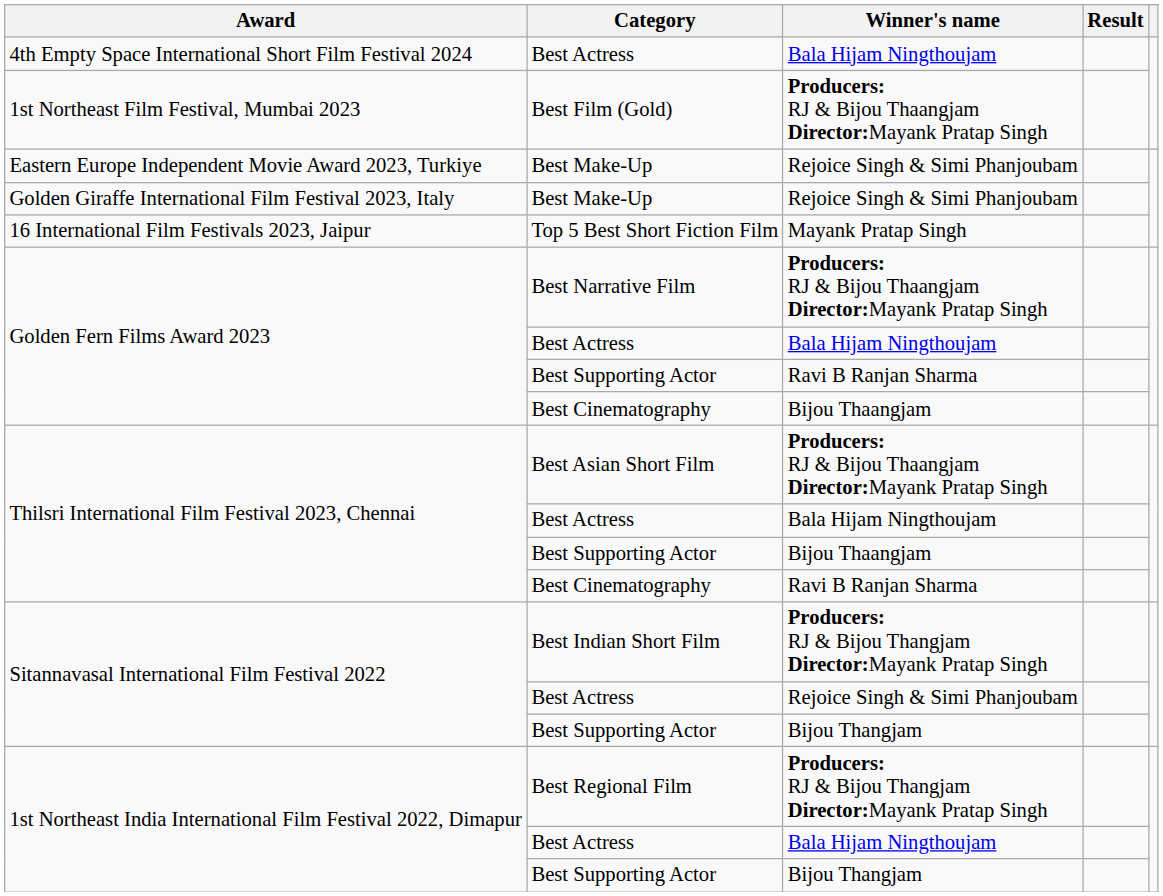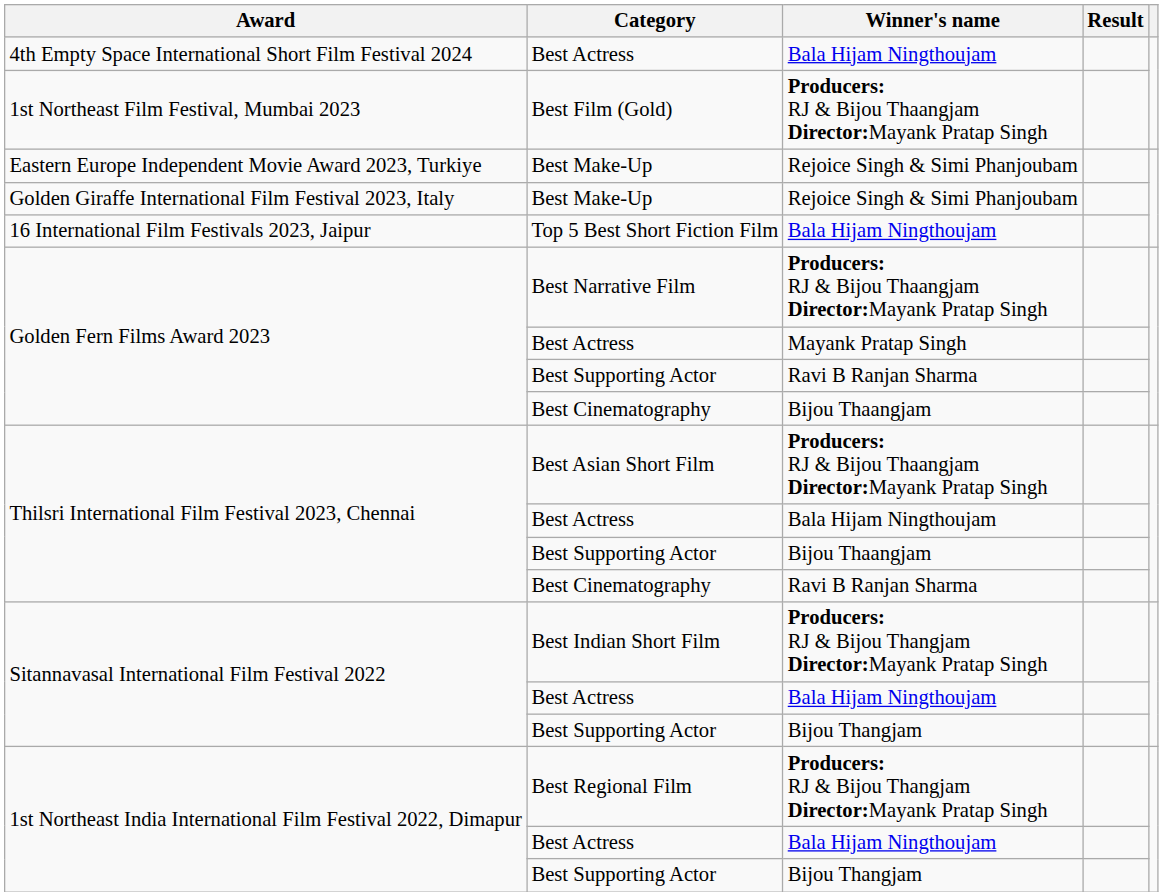(877, 230) Mayank Pratap Singh -> (892, 230) Bala Hijam Ningthoujam
(892, 342) Bala Hijam Ningthoujam -> (877, 342) Mayank Pratap Singh
(933, 697) Rejoice Singh & Simi Phanjoubam -> (892, 697) Bala Hijam Ningthoujam
